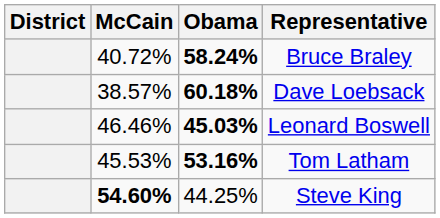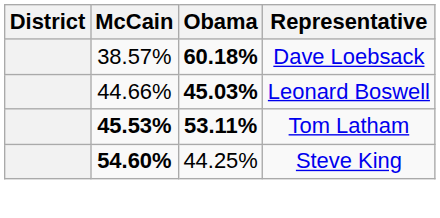- row: (349, 56)
(134, 126) 46.46% -> (134, 91) 44.66%
(134, 160) normal -> (134, 126) bold
(221, 160) 53.16% -> (221, 126) 53.11%
